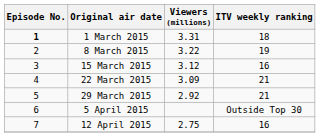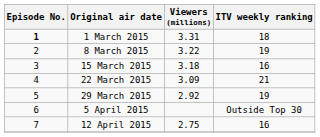(189, 66) 3.12 -> (189, 66) 3.18
(264, 95) 21 -> (264, 95) 19
